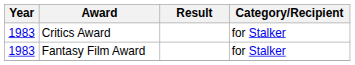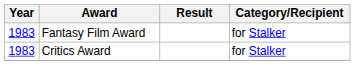rows swapped: (76, 32) <-> (94, 51)
